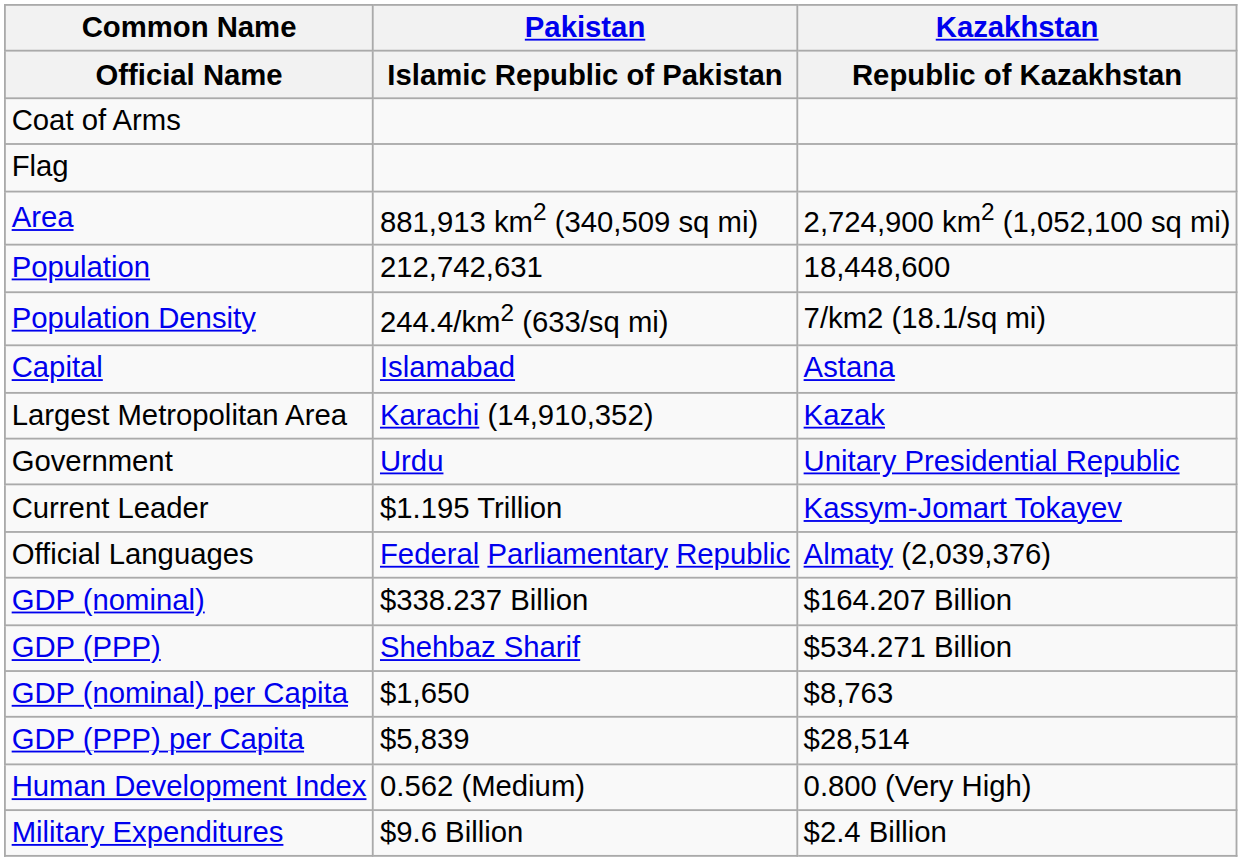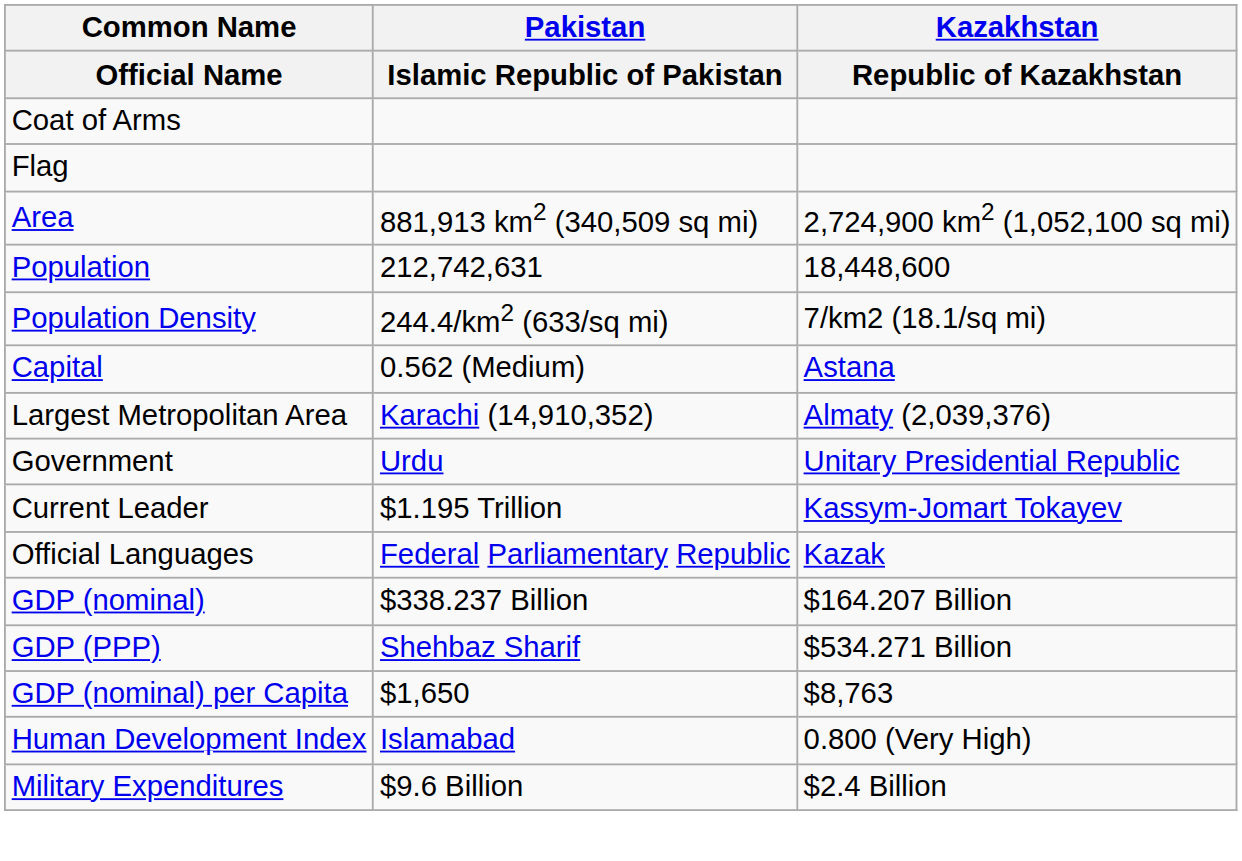(448, 368) Islamabad -> (483, 368) 0.562 (Medium)
(844, 415) Kazak -> (927, 415) Almaty (2,039,376)
(927, 554) Almaty (2,039,376) -> (844, 554) Kazak
- row: (158, 740)
(483, 786) 0.562 (Medium) -> (448, 740) Islamabad
